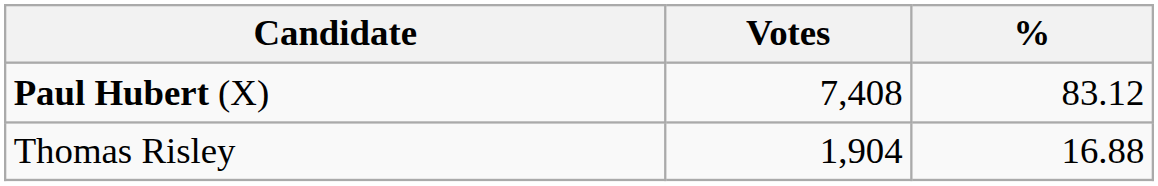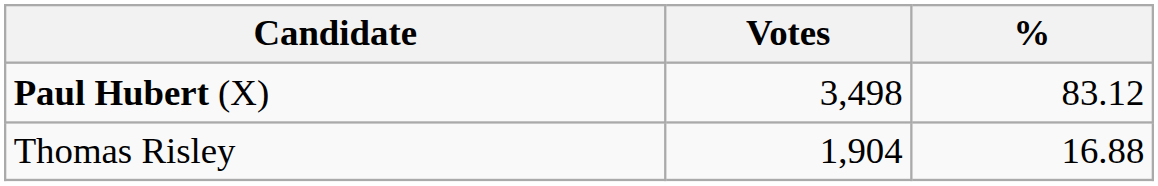(861, 92) 7,408 -> (861, 92) 3,498
